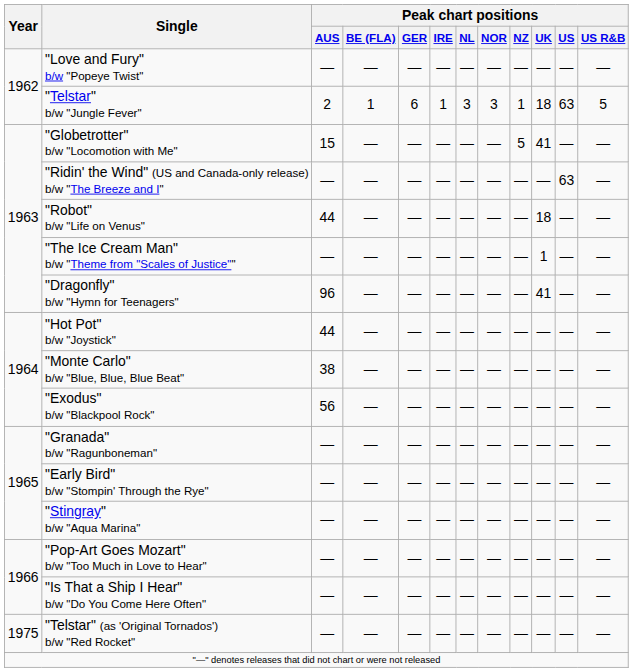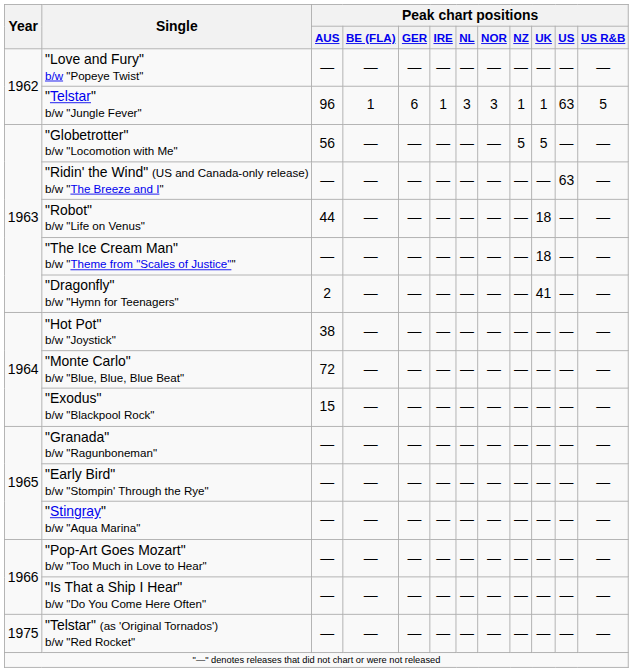(327, 105) 2 -> (327, 105) 96
(544, 105) 18 -> (544, 105) 1
(327, 142) 15 -> (327, 142) 56
(544, 142) 41 -> (544, 142) 5
(544, 256) 1 -> (544, 256) 18
(327, 293) 96 -> (327, 293) 2
(327, 331) 44 -> (327, 331) 38
(327, 369) 38 -> (327, 369) 72
(327, 407) 56 -> (327, 407) 15
